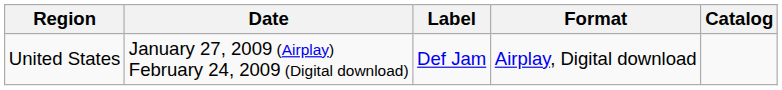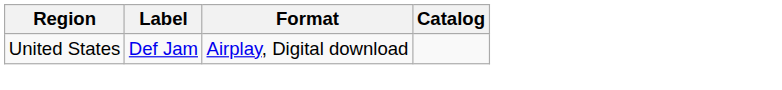- column: (269, 19)
